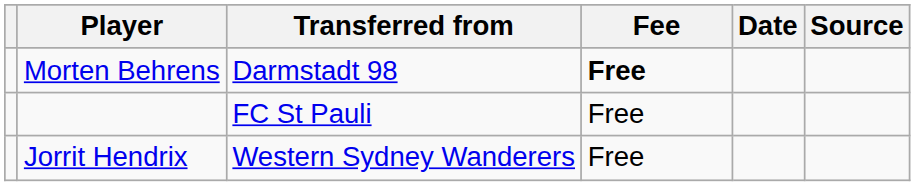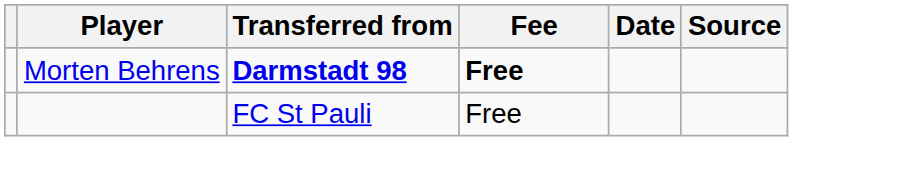(315, 69) normal -> (320, 69) bold
- row: (106, 157)
